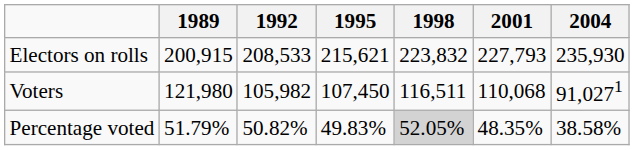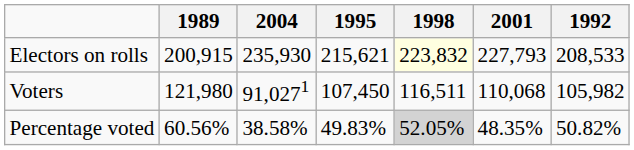columns swapped: (277, 21) <-> (590, 21)
(434, 54) no background -> (434, 54) lightyellow background
(197, 127) 51.79% -> (197, 127) 60.56%
